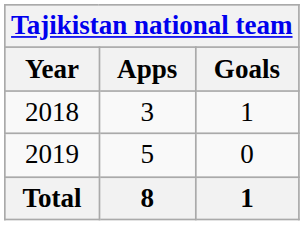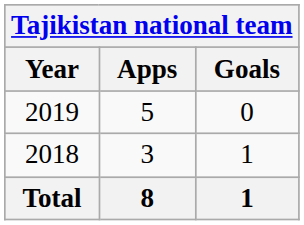rows swapped: (52, 111) <-> (52, 154)
